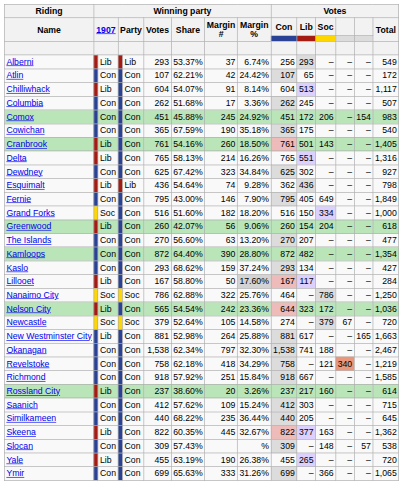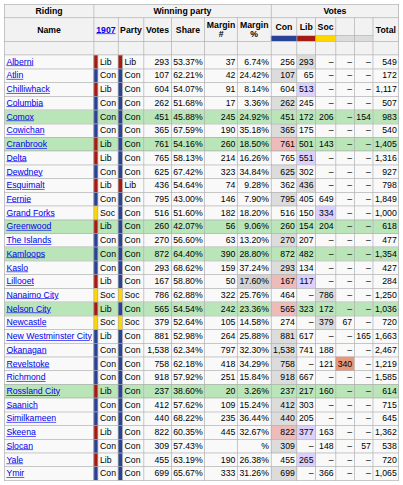(288, 308) 644 -> (288, 308) 565
(188, 473) 65.63% -> (188, 473) 65.67%
